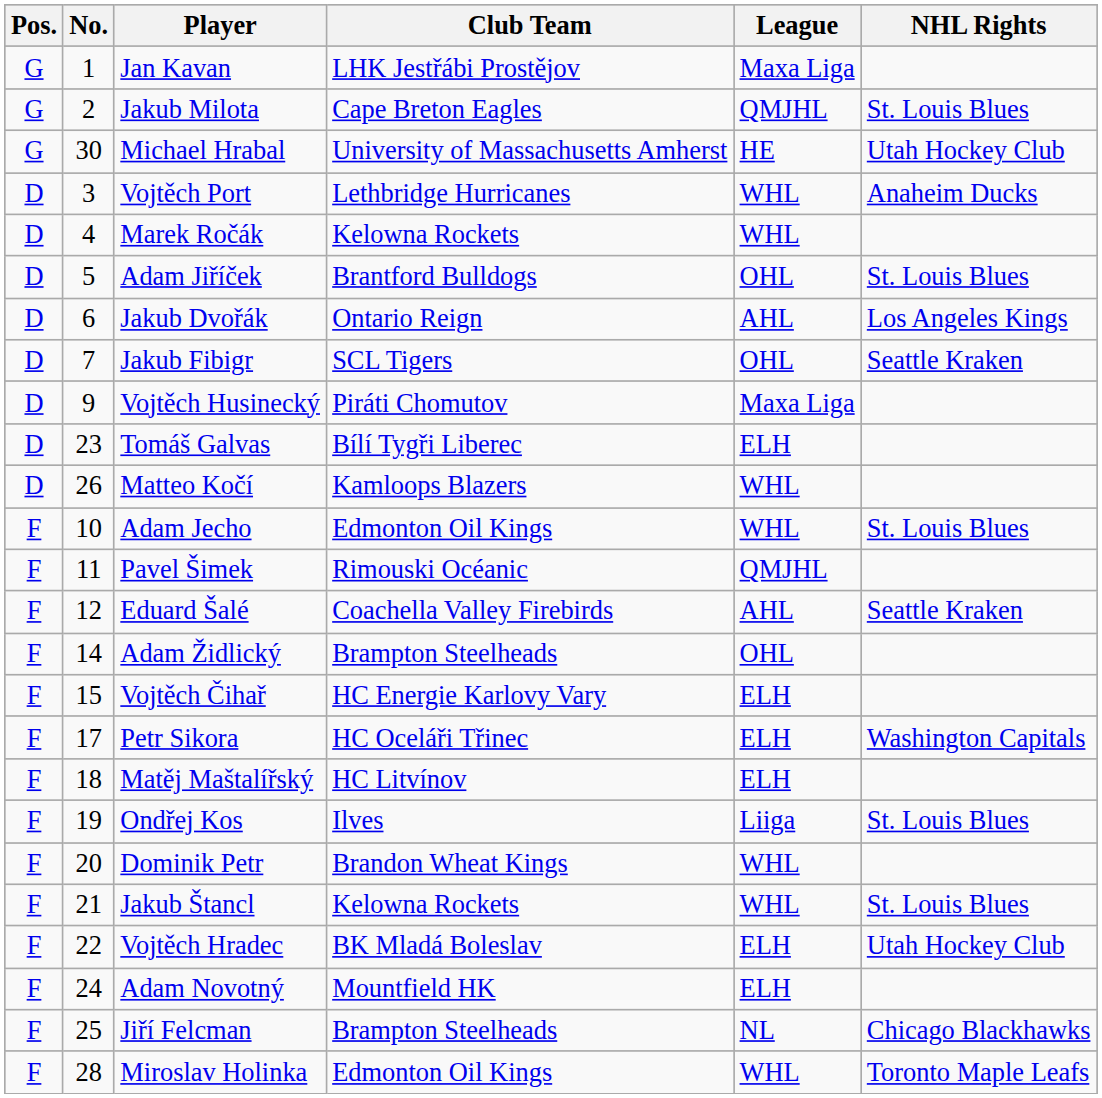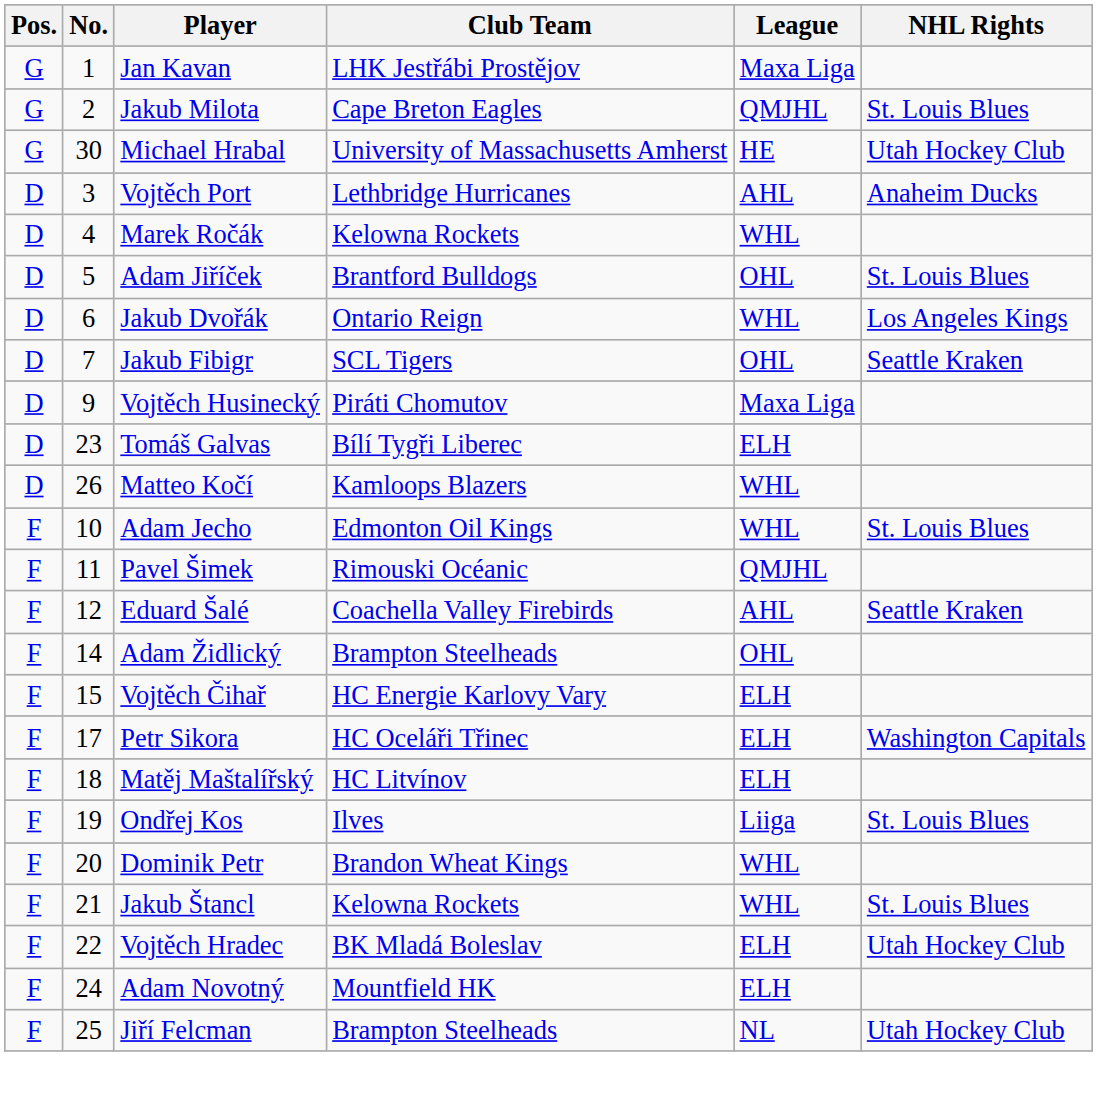(770, 192) WHL -> (767, 192) AHL
(767, 318) AHL -> (770, 318) WHL
(979, 1030) Chicago Blackhawks -> (966, 1030) Utah Hockey Club
- row: (214, 1072)
